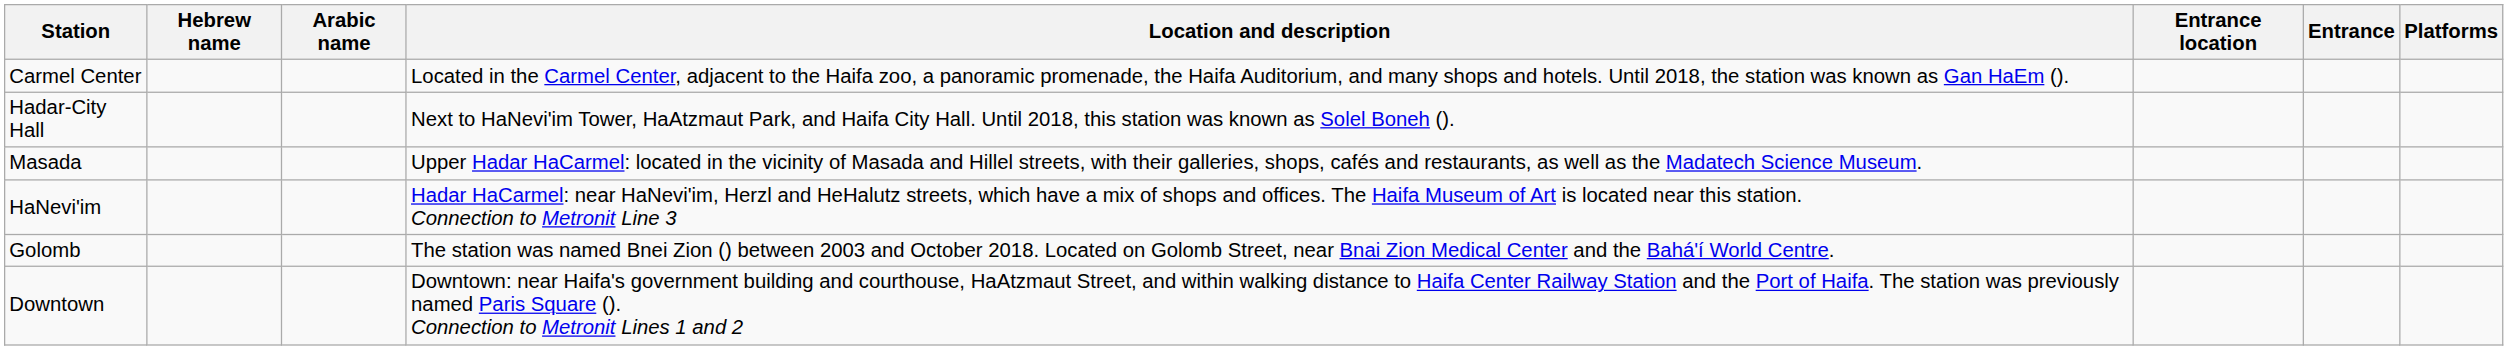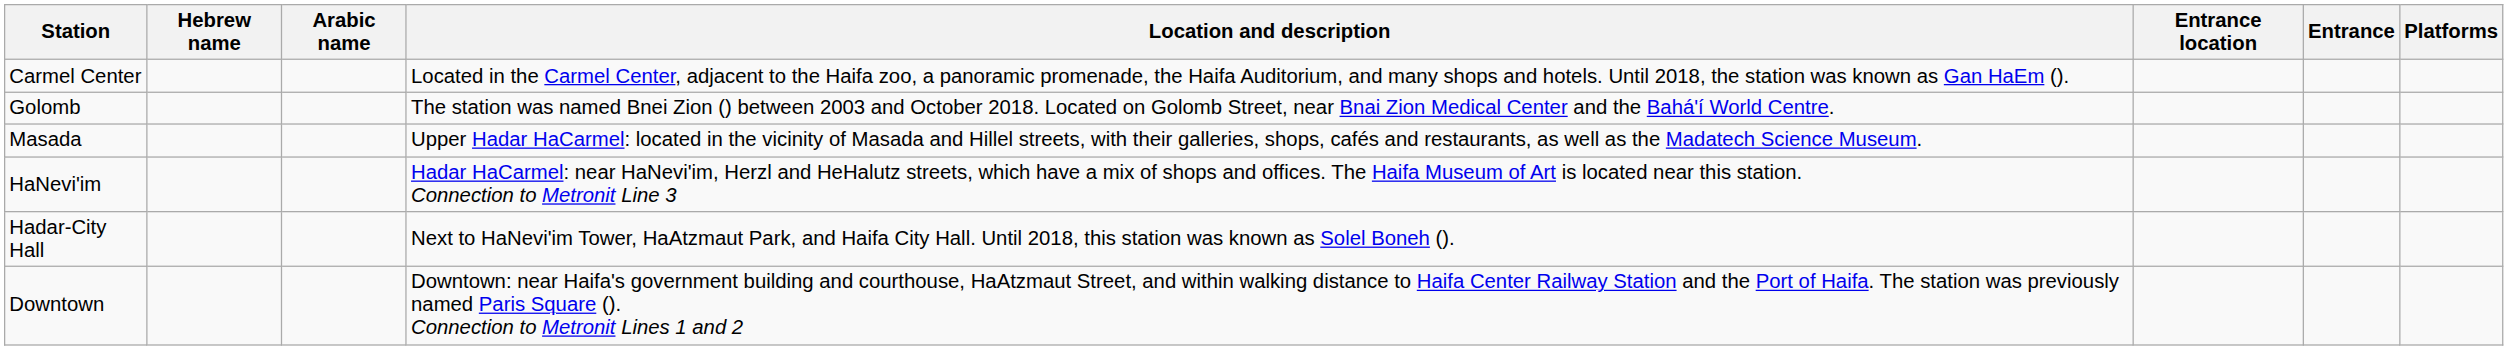rows swapped: (45, 250) <-> (58, 119)
